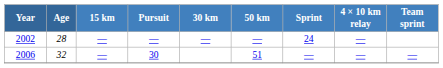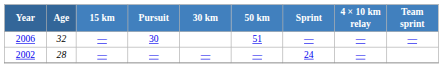rows swapped: (25, 39) <-> (25, 55)
